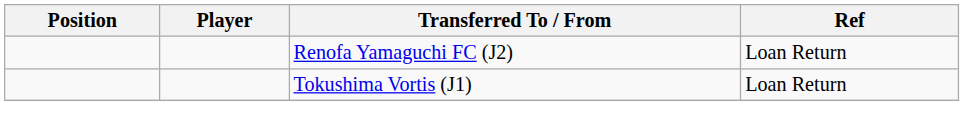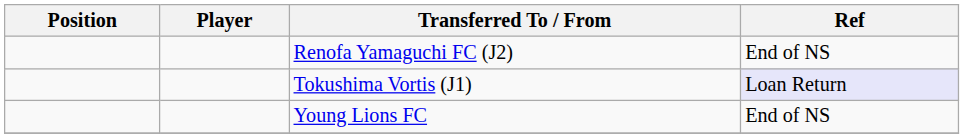(796, 52) Loan Return -> (788, 52) End of NS
(796, 84) no background -> (796, 84) lavender background
+ row: (360, 116)
